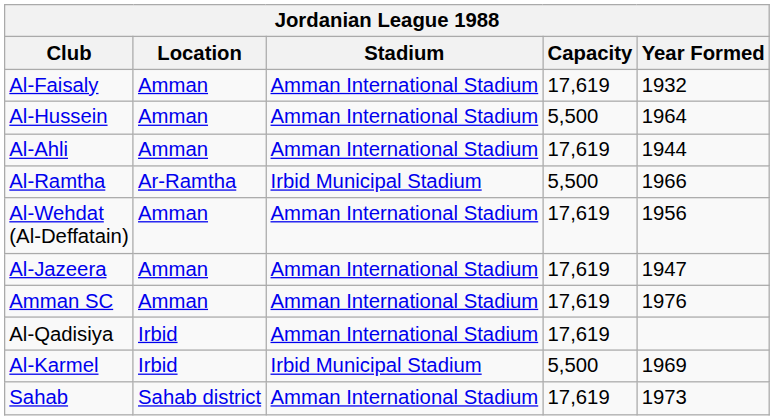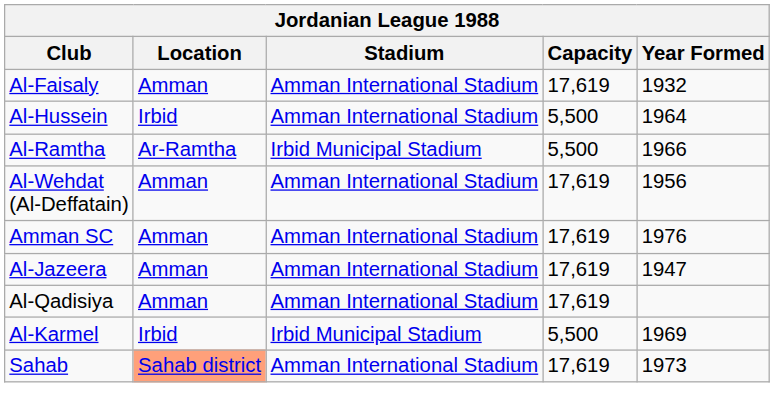(173, 117) Amman -> (158, 117) Irbid
- row: (39, 149)
rows swapped: (61, 301) <-> (58, 269)
(158, 333) Irbid -> (173, 301) Amman
(200, 397) no background -> (200, 365) lightsalmon background
